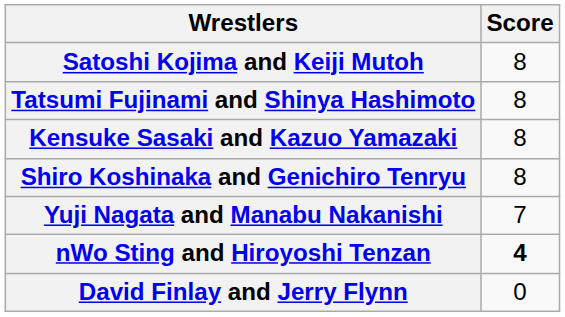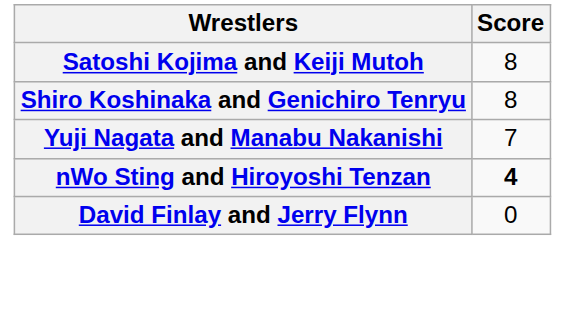- row: (243, 100)
- row: (243, 138)
